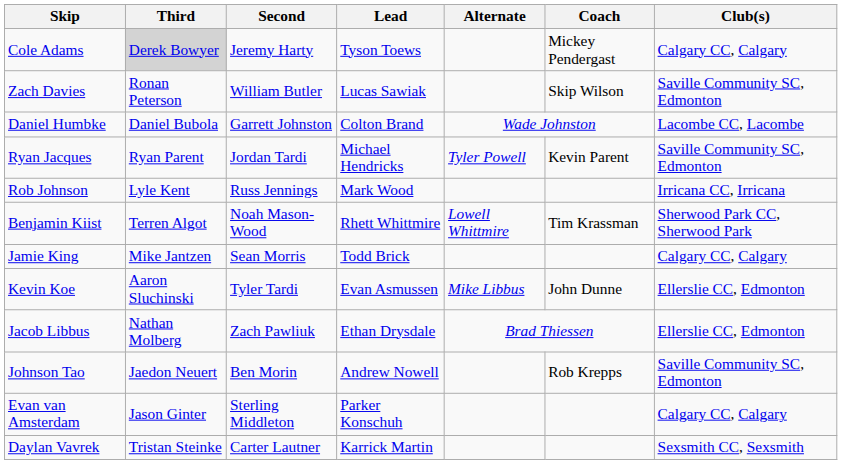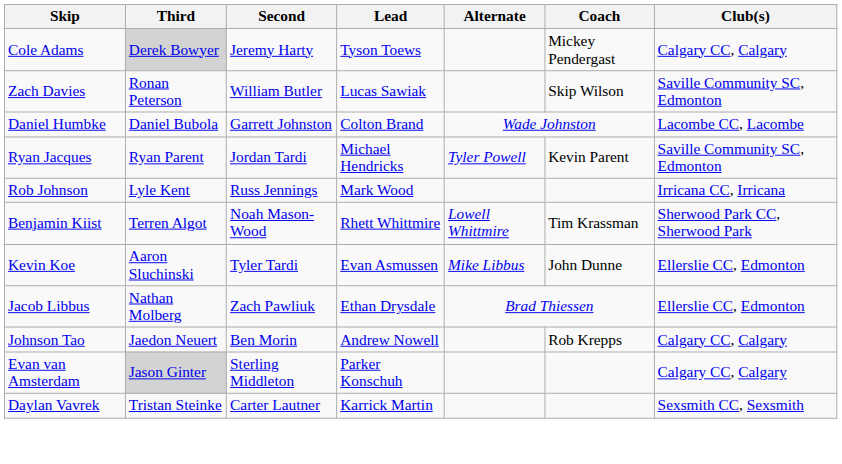- row: (43, 256)
(731, 372) Saville Community SC, Edmonton -> (722, 339) Calgary CC, Calgary
(167, 414) no background -> (167, 372) lightgrey background
